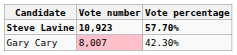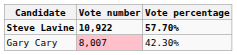(96, 27) 10,923 -> (96, 27) 10,922
